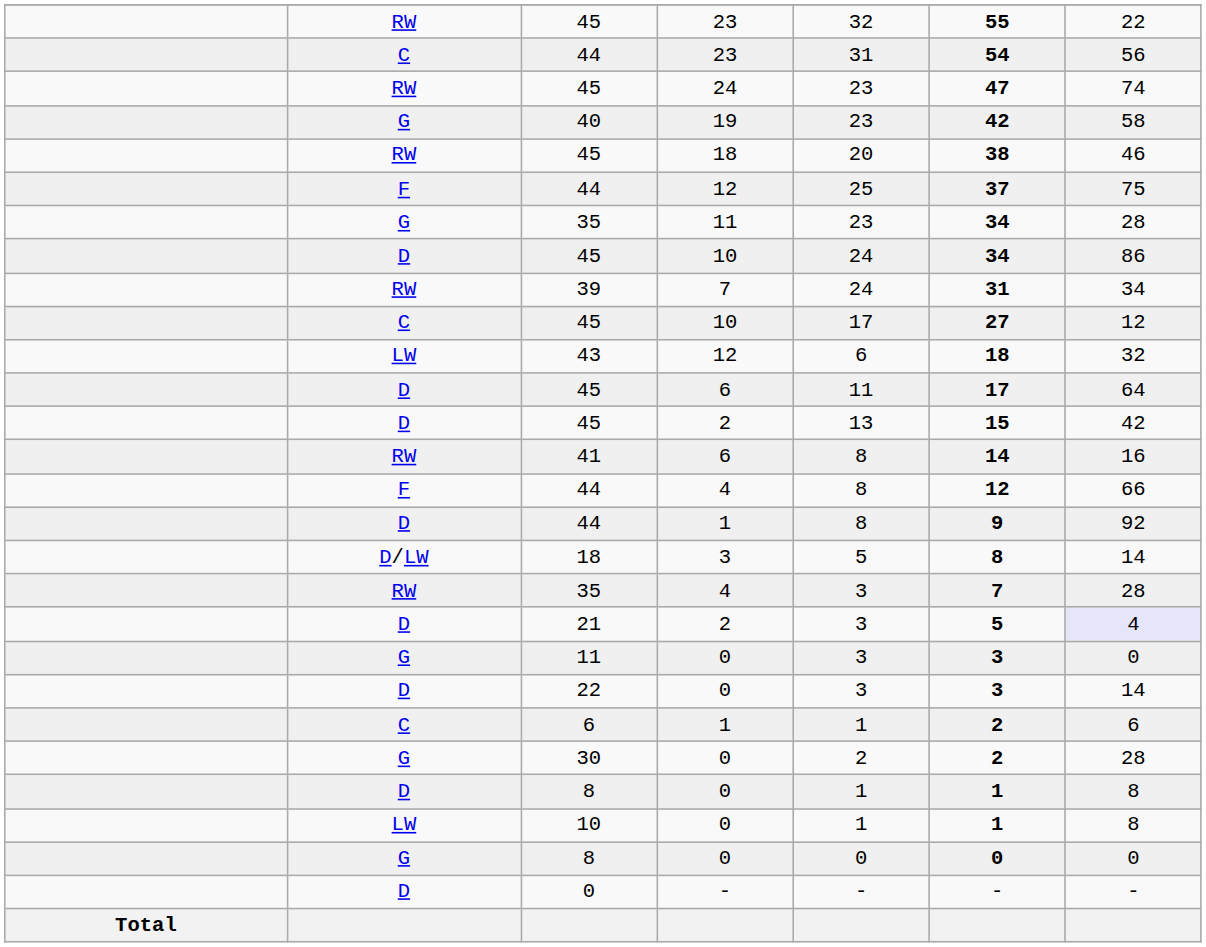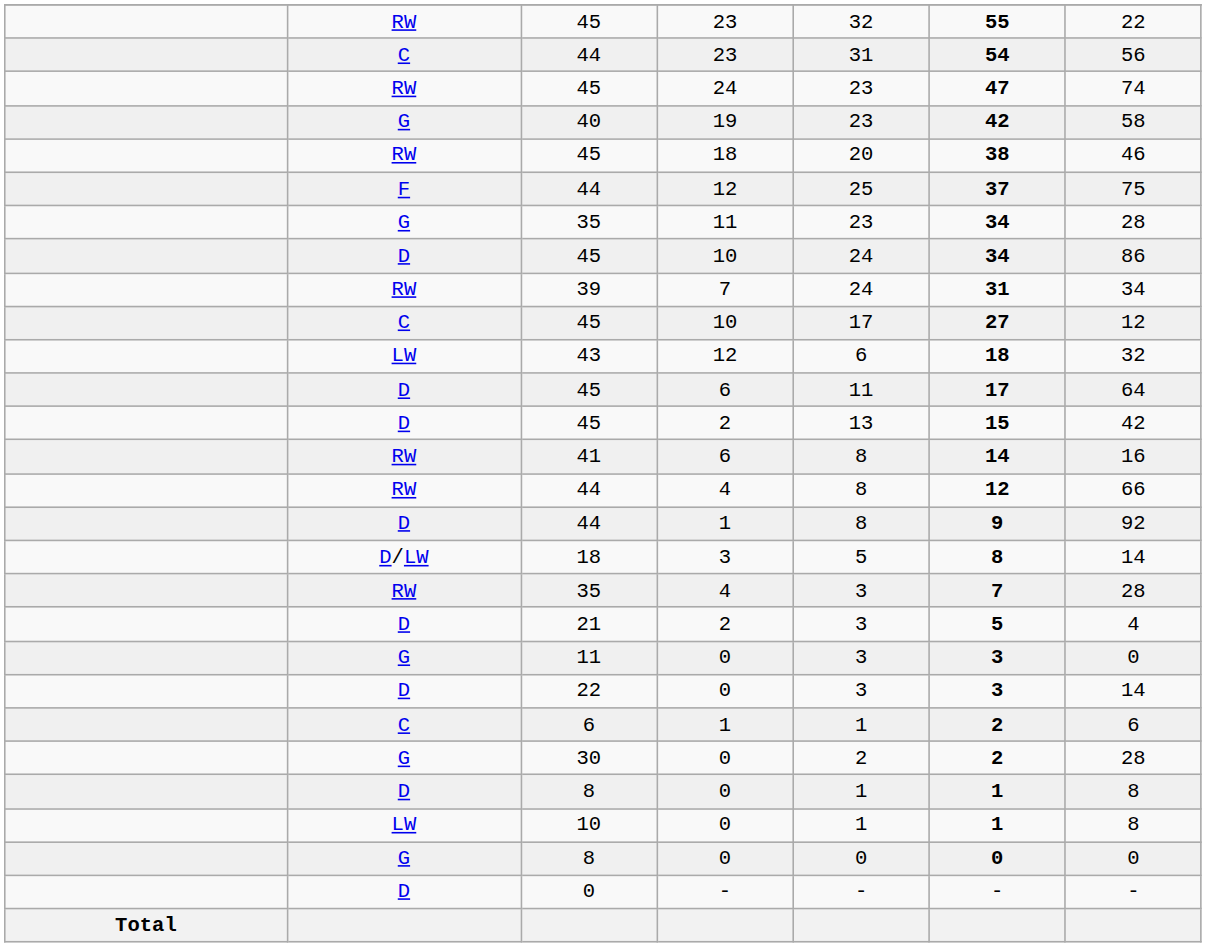(404, 490) F -> (404, 490) RW
(1133, 624) lavender background -> (1133, 624) no background
